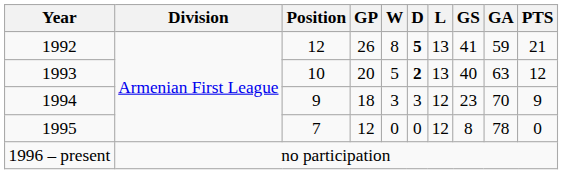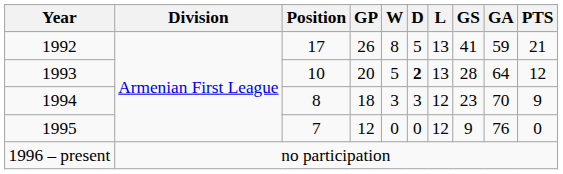(316, 45) 12 -> (316, 45) 17
(417, 45) bold -> (417, 45) normal
(468, 73) 40 -> (468, 73) 28
(501, 73) 63 -> (501, 73) 64
(316, 100) 9 -> (316, 100) 8
(468, 127) 8 -> (468, 127) 9
(501, 127) 78 -> (501, 127) 76
